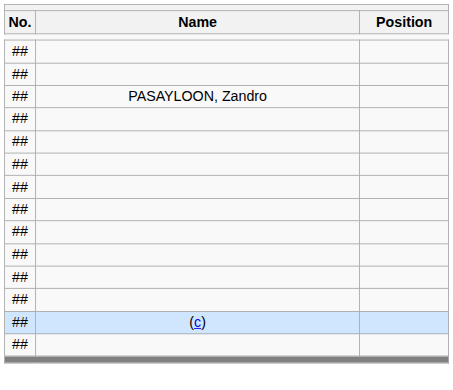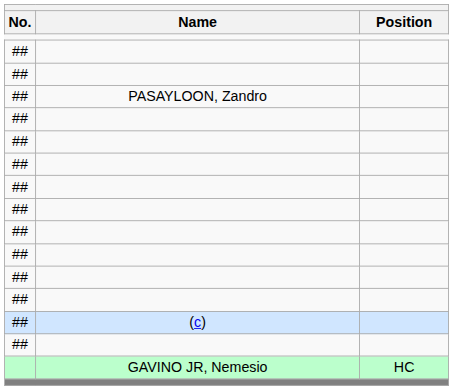+ row: (20, 368)
